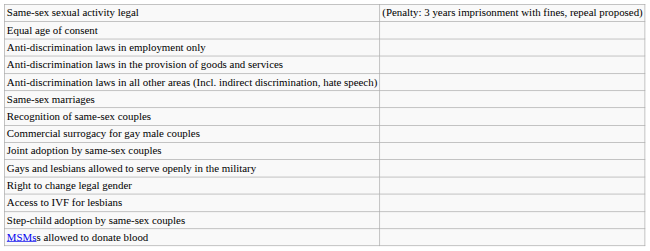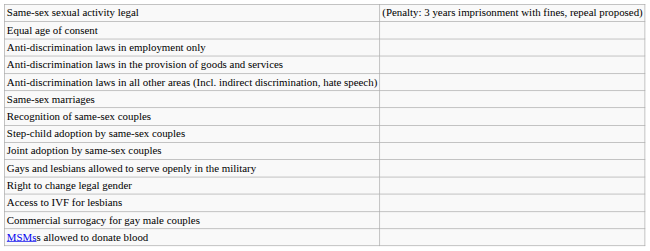rows swapped: (96, 220) <-> (103, 133)
